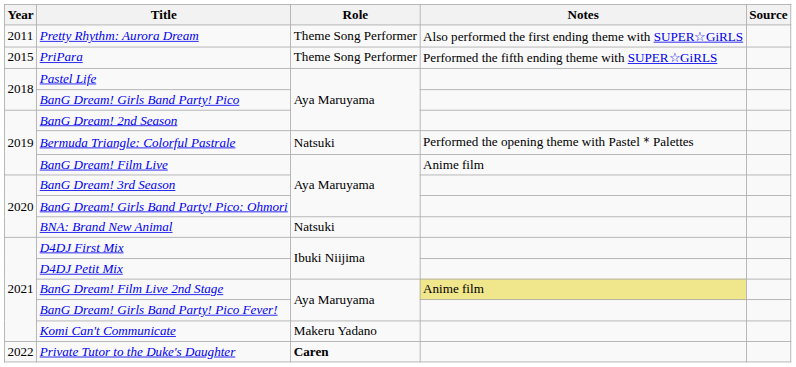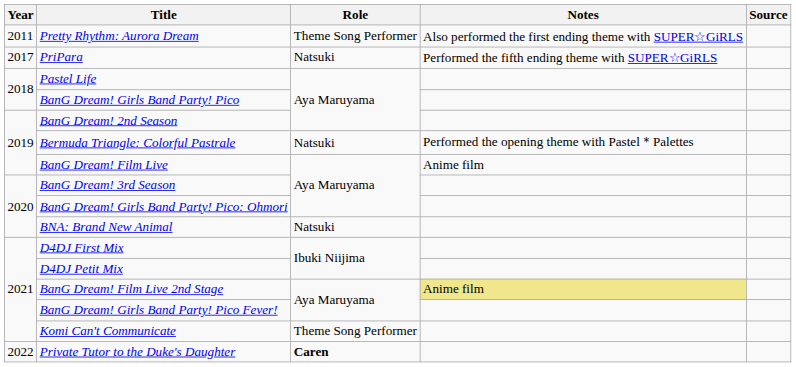(21, 57) 2015 -> (21, 57) 2017
(355, 57) Theme Song Performer -> (314, 57) Natsuki
(335, 331) Makeru Yadano -> (355, 331) Theme Song Performer
